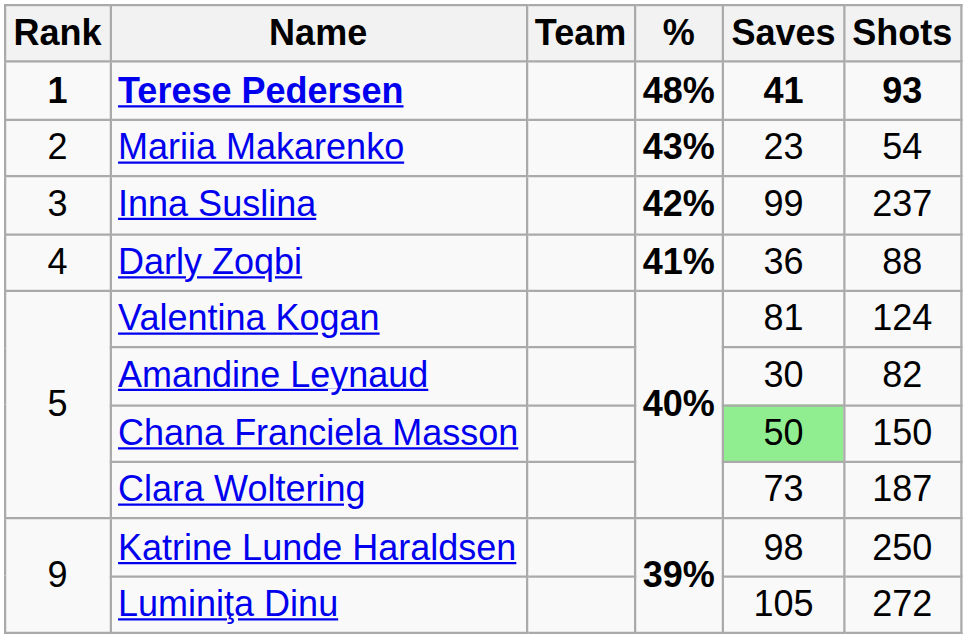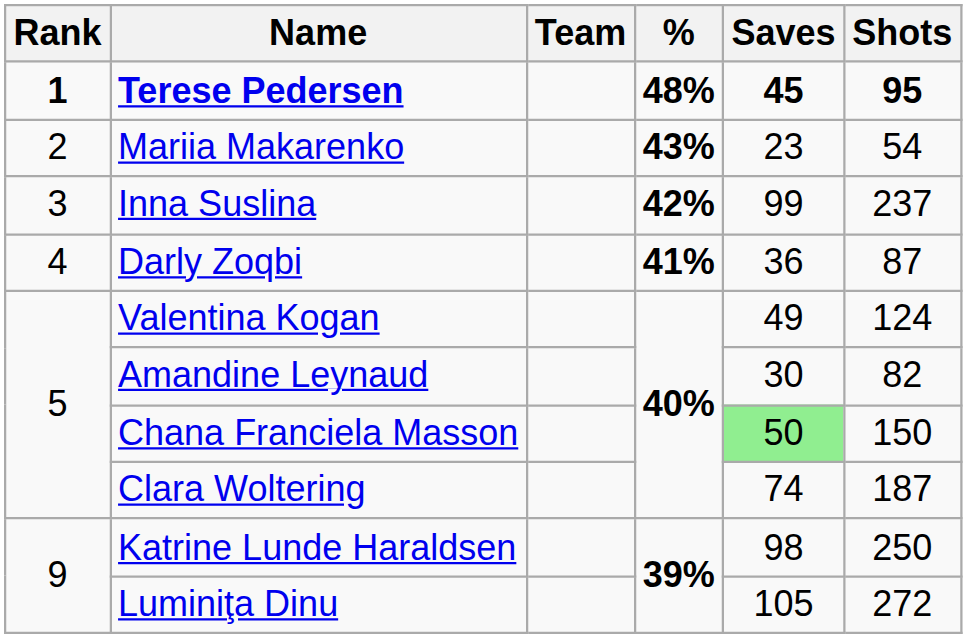(784, 90) 41 -> (784, 90) 45
(902, 90) 93 -> (902, 90) 95
(902, 261) 88 -> (902, 261) 87
(784, 318) 81 -> (784, 318) 49
(784, 489) 73 -> (784, 489) 74
